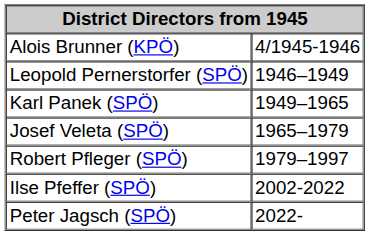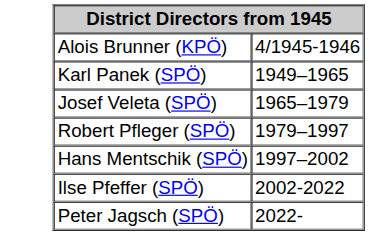- row: (129, 75)
+ row: (153, 159)
